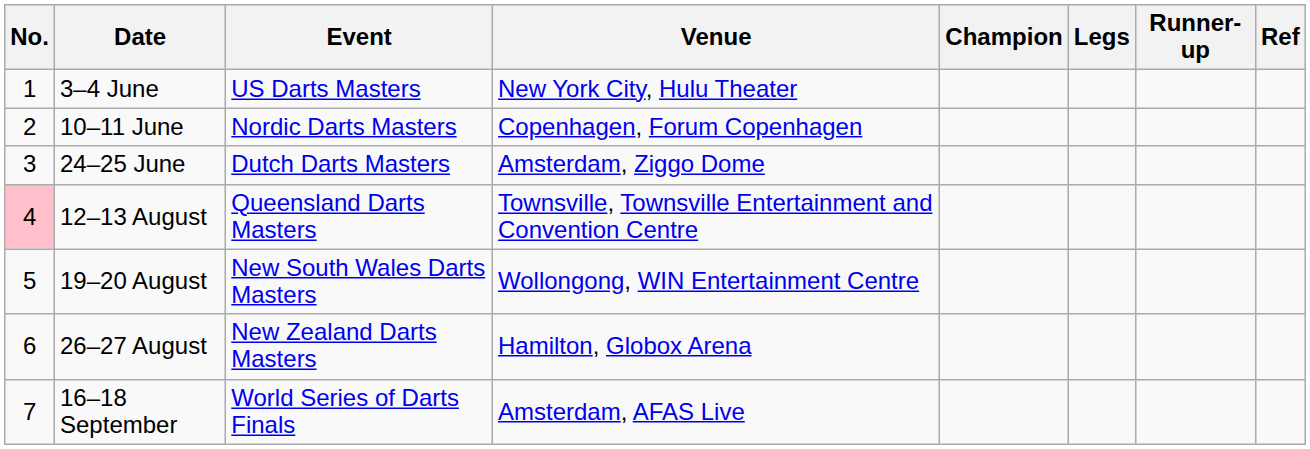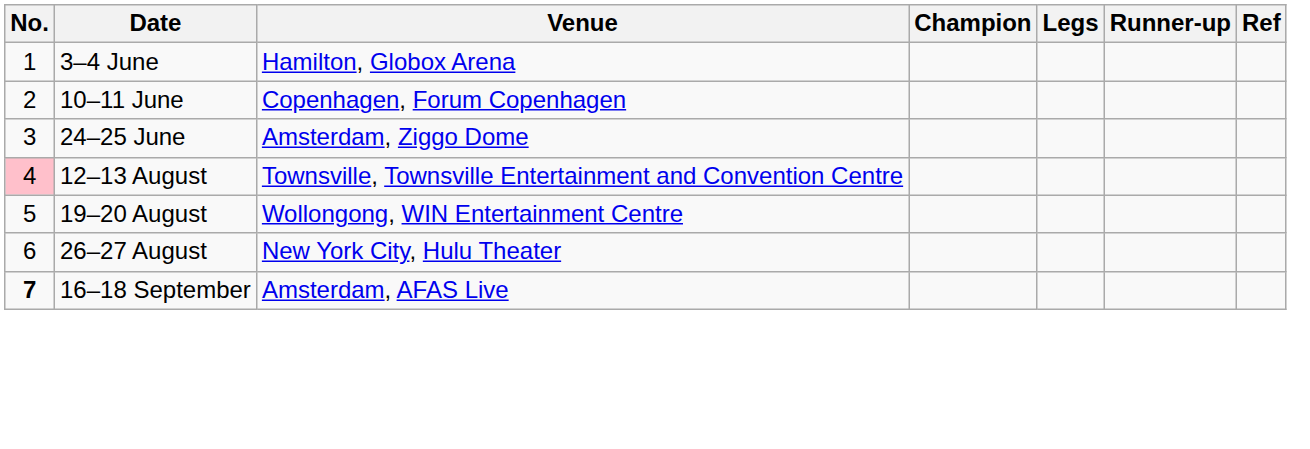- column: (359, 37)
(648, 88) New York City, Hulu Theater -> (389, 61) Hamilton, Globox Arena
(625, 346) Hamilton, Globox Arena -> (412, 251) New York City, Hulu Theater
(30, 411) normal -> (30, 289) bold
